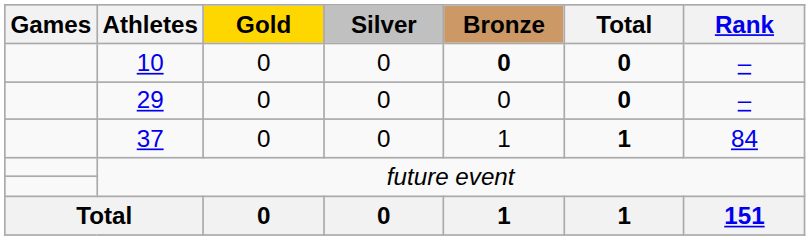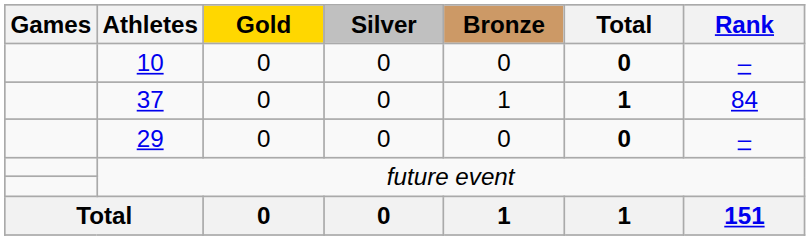(504, 63) bold -> (504, 63) normal
rows swapped: (150, 101) <-> (150, 139)
